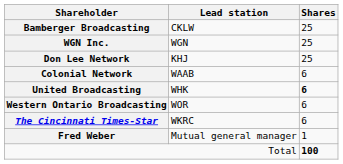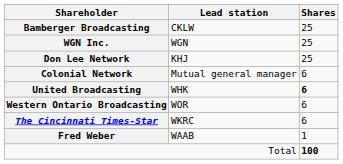(183, 74) WAAB -> (234, 74) Mutual general manager
(234, 136) Mutual general manager -> (183, 136) WAAB
